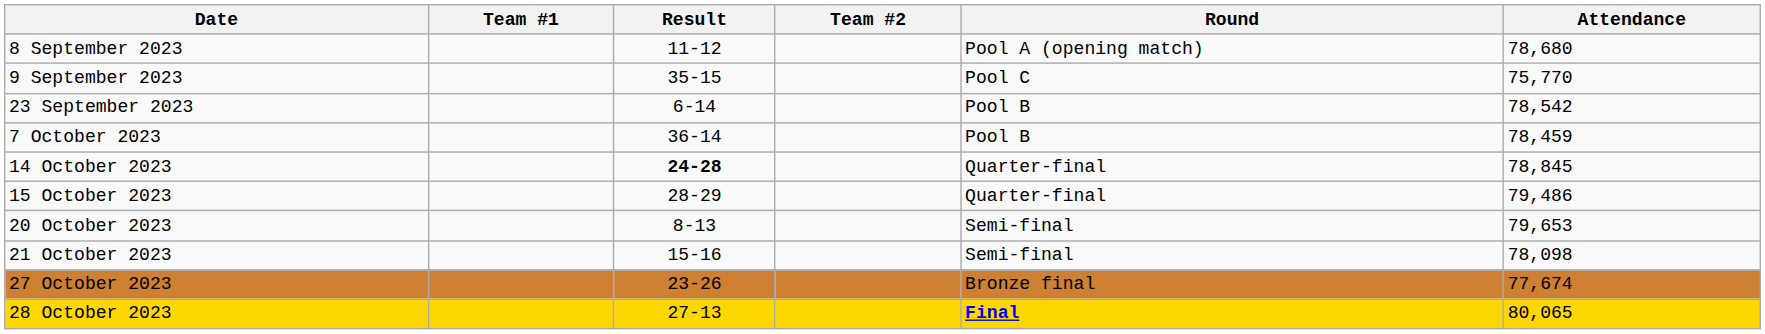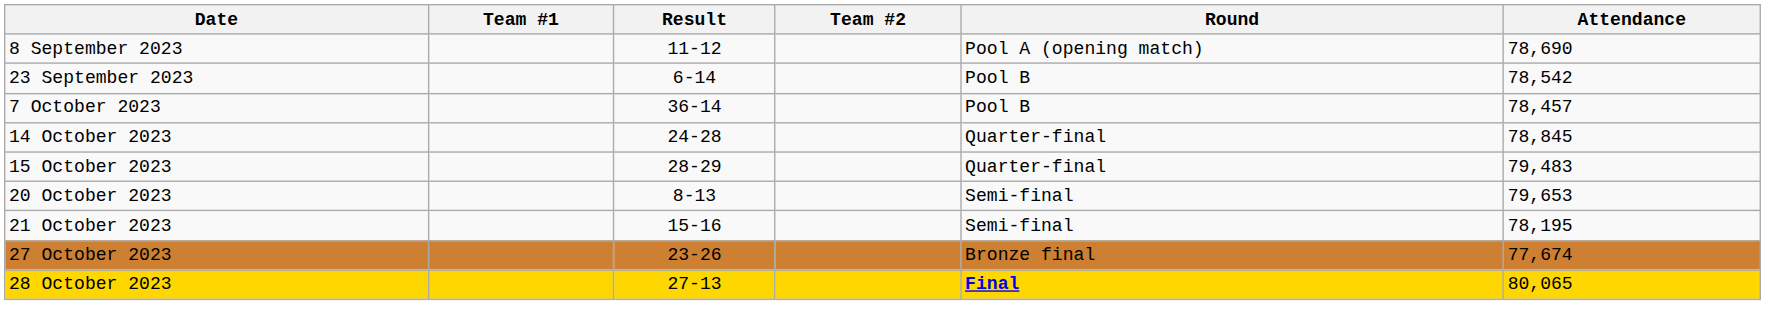(1540, 49) 78,680 -> (1540, 49) 78,690
- row: (96, 78)
(1540, 137) 78,459 -> (1540, 108) 78,457
(694, 167) bold -> (694, 137) normal
(1540, 196) 79,486 -> (1540, 167) 79,483
(1540, 255) 78,098 -> (1540, 226) 78,195
